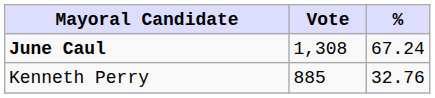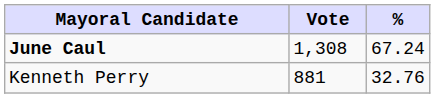(310, 78) 885 -> (310, 78) 881
